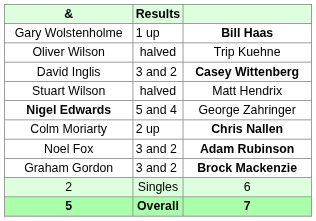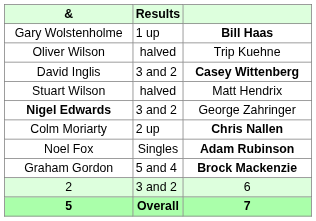(156, 110) 5 and 4 -> (156, 110) 3 and 2
(156, 148) 3 and 2 -> (158, 148) Singles
(156, 168) 3 and 2 -> (156, 168) 5 and 4
(158, 187) Singles -> (156, 187) 3 and 2
